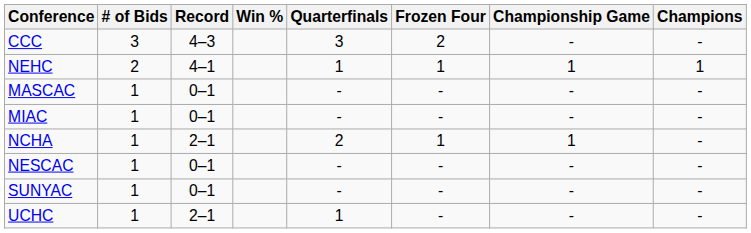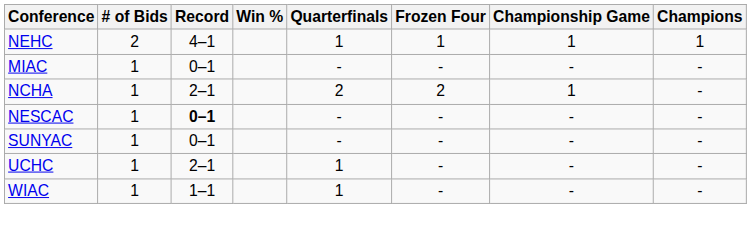- row: (25, 41)
- row: (42, 91)
(441, 141) 1 -> (441, 91) 2
(202, 166) normal -> (202, 116) bold
+ row: (29, 191)
